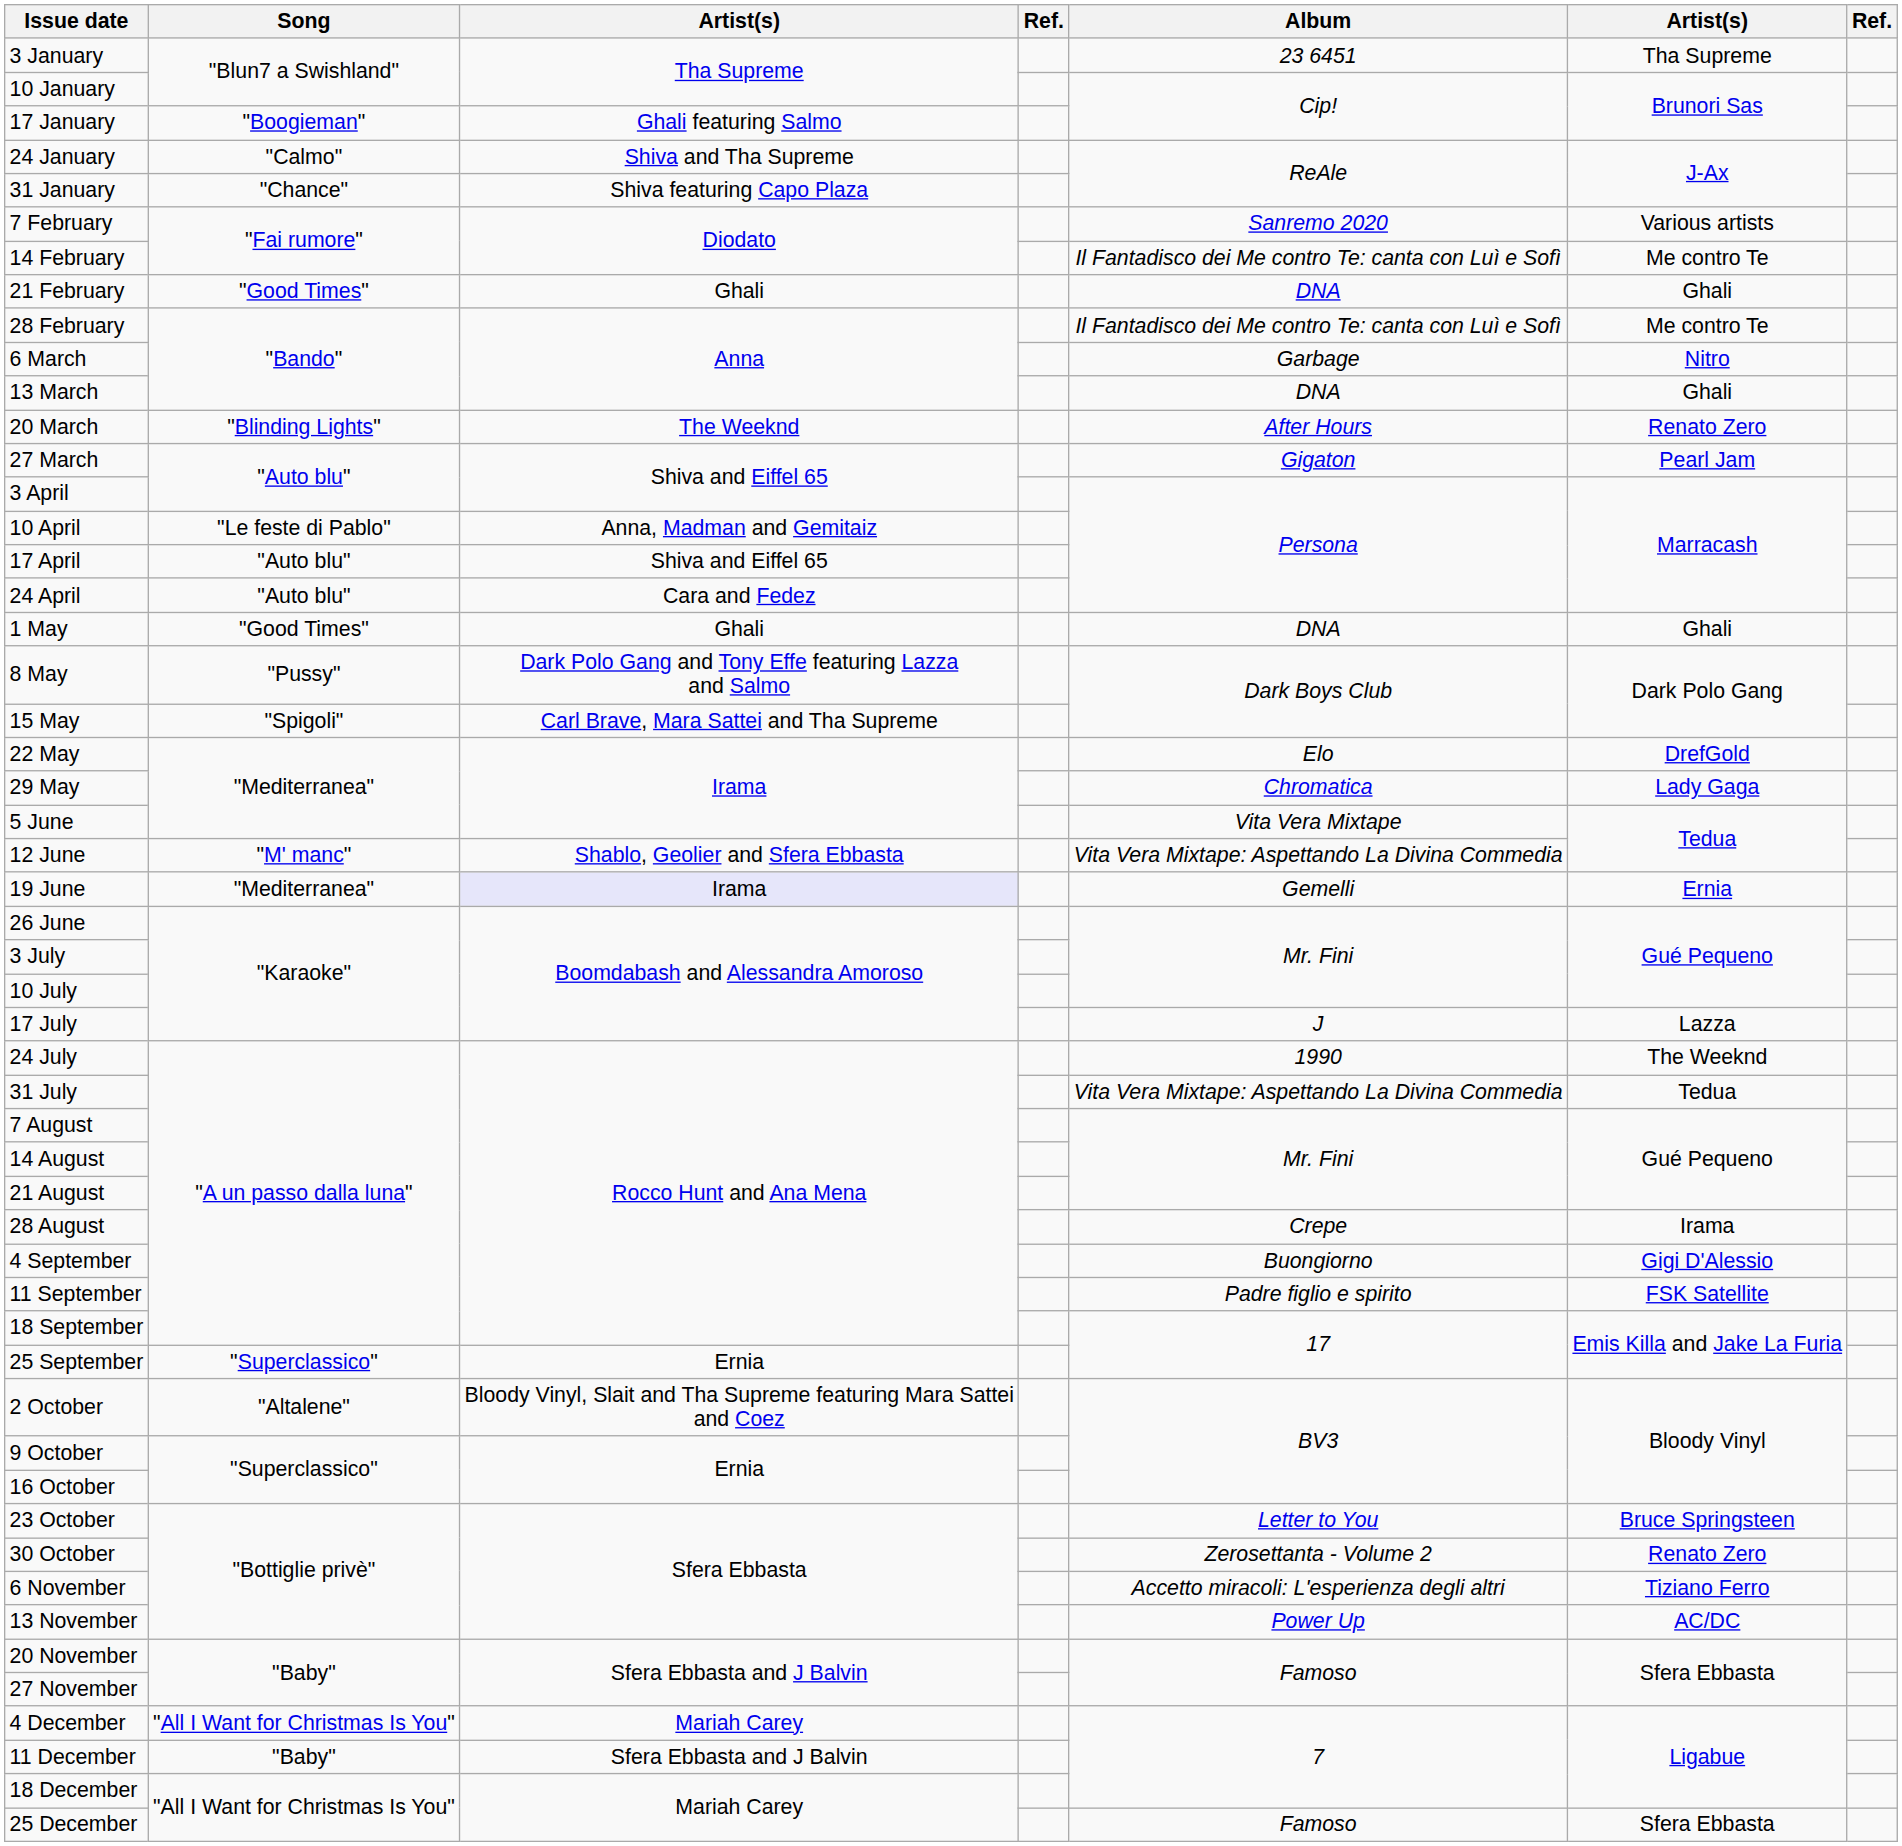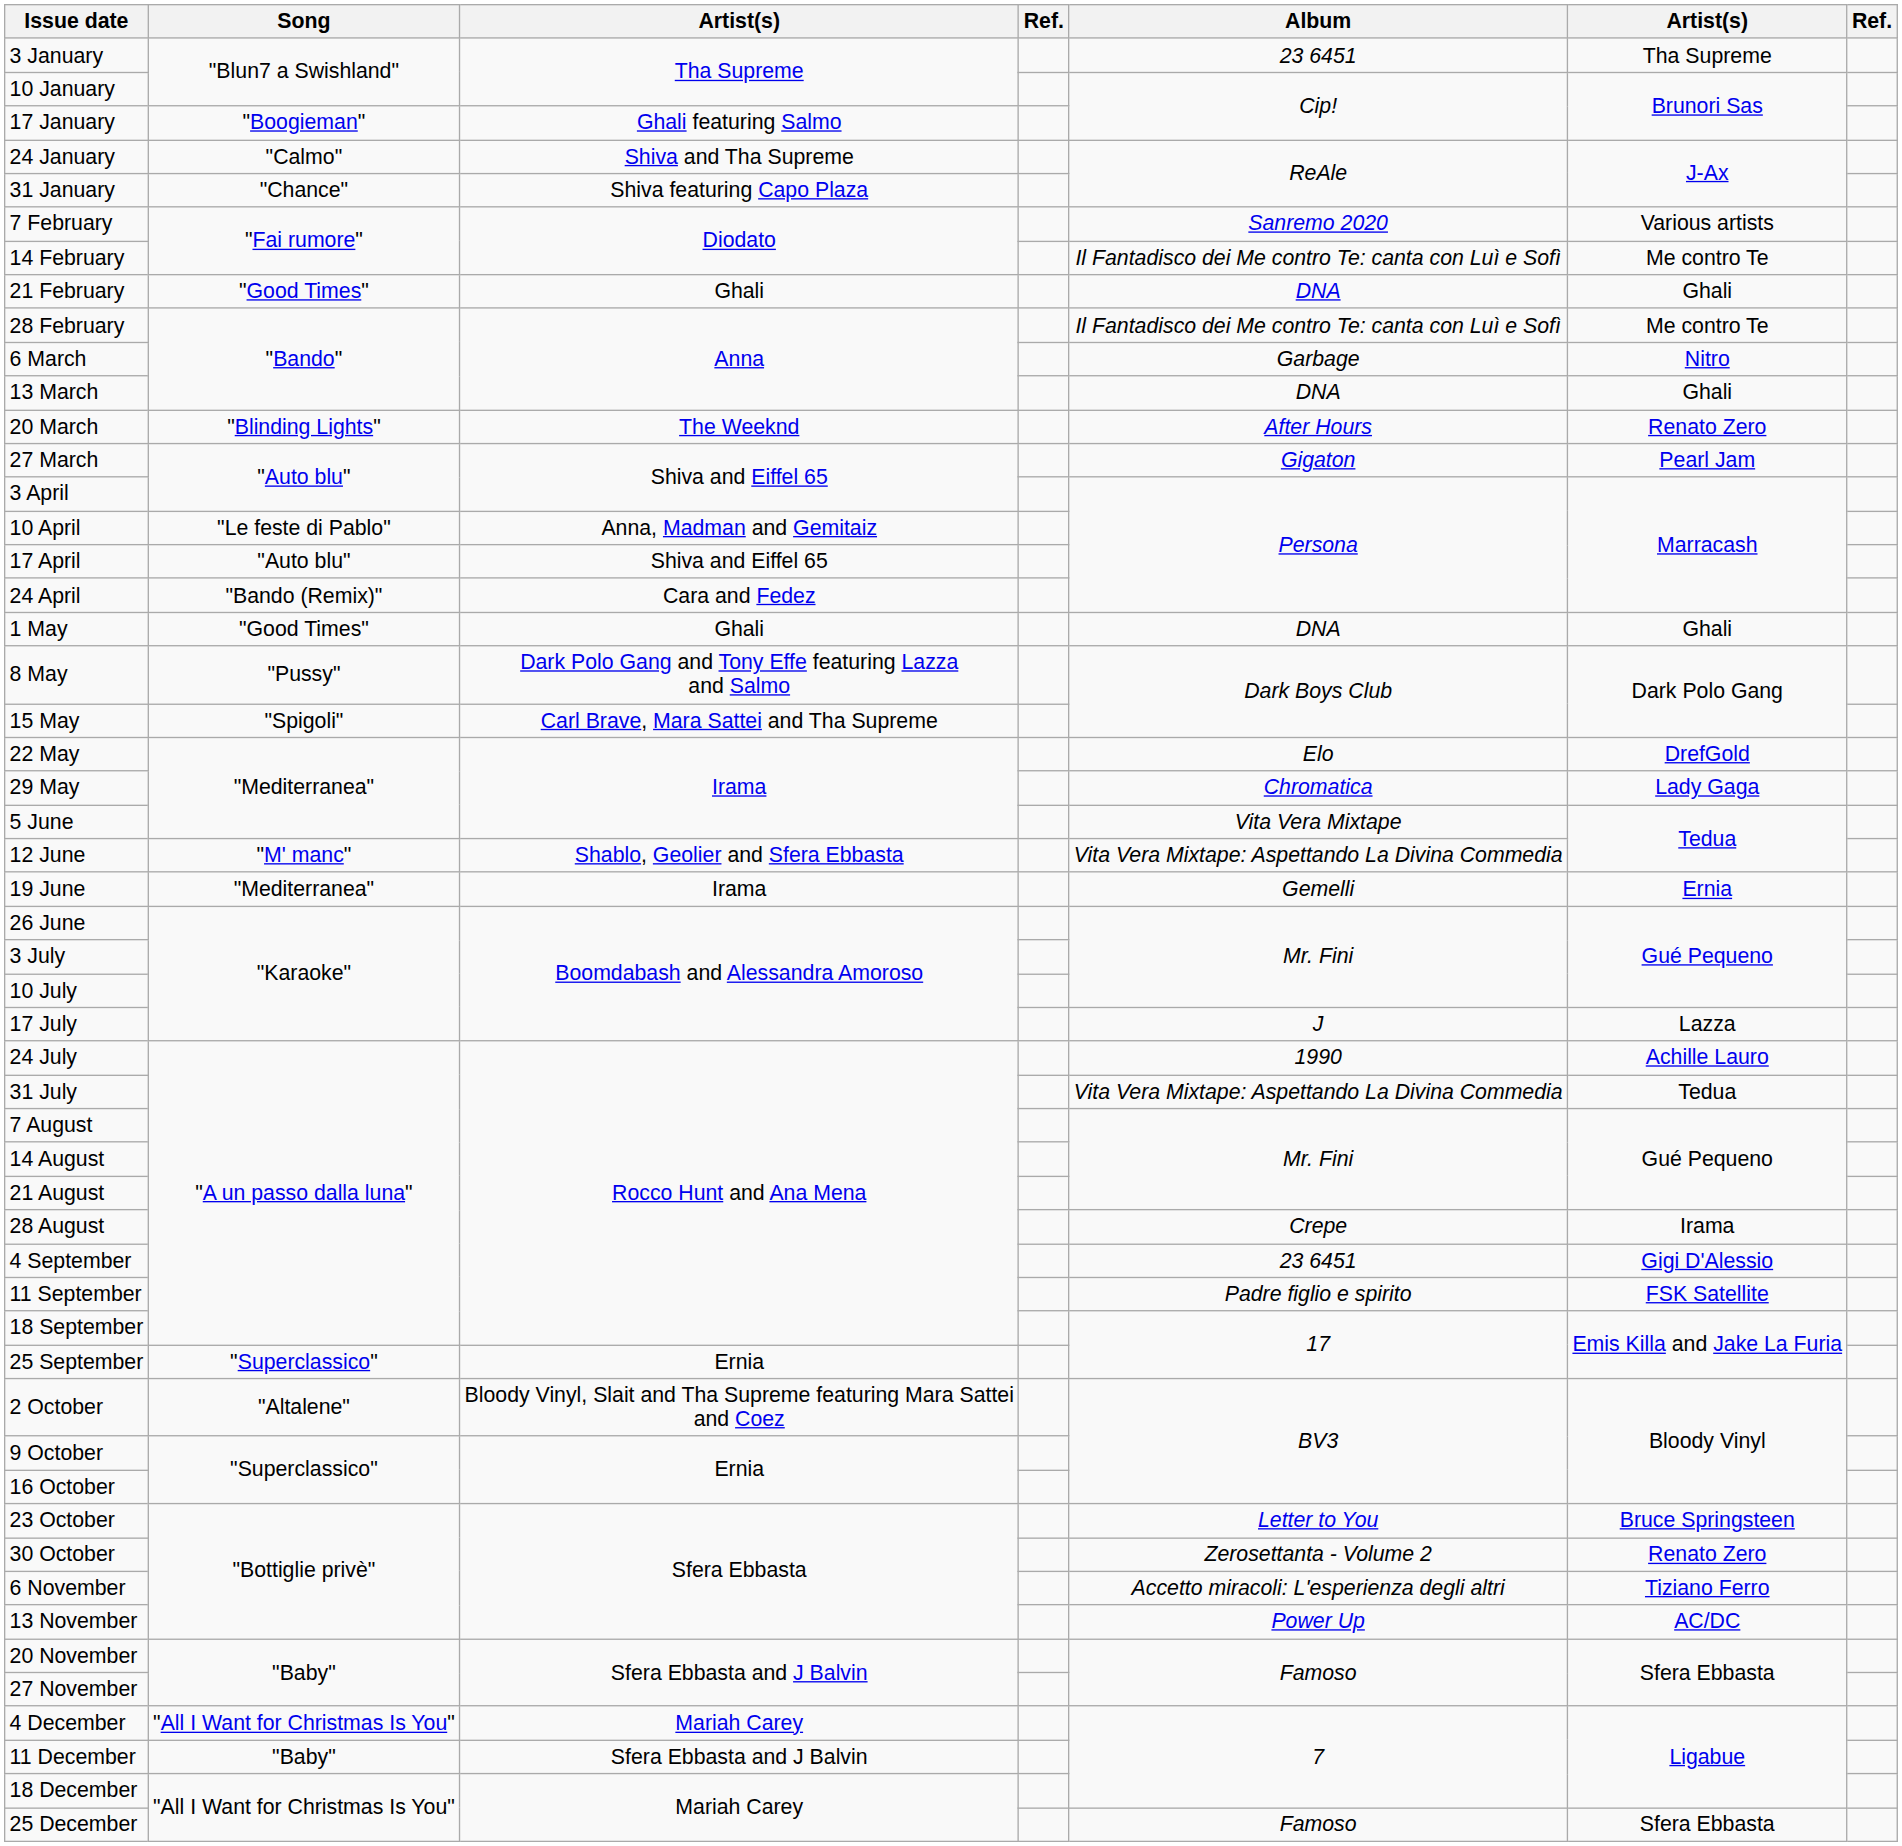(304, 595) "Auto blu" -> (304, 595) "Bando (Remix)"
(739, 889) lavender background -> (739, 889) no background
(1707, 1057) The Weeknd -> (1707, 1057) Achille Lauro
(1318, 1260) Buongiorno -> (1318, 1260) 23 6451
